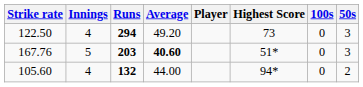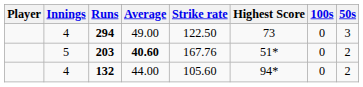columns swapped: (211, 14) <-> (35, 14)
(167, 33) 49.20 -> (145, 33) 49.00
(348, 52) 3 -> (348, 52) 2
